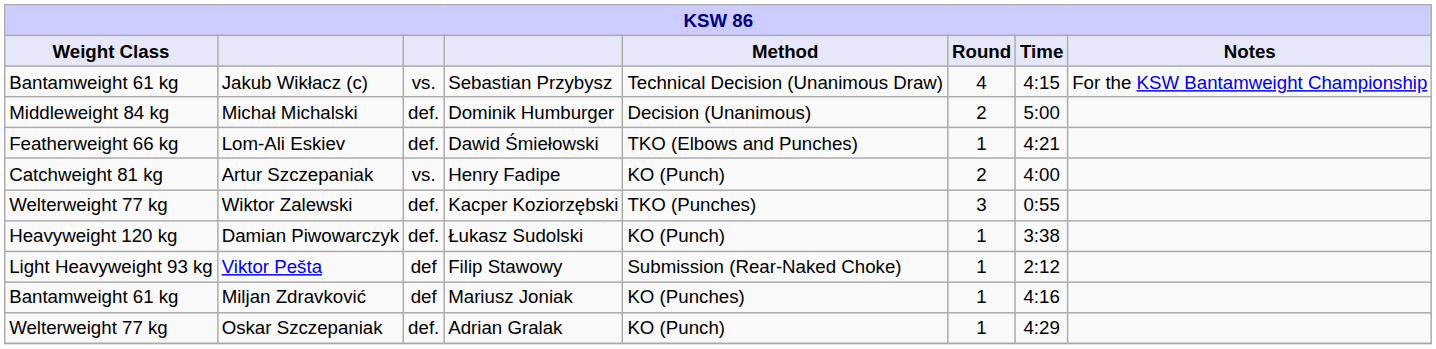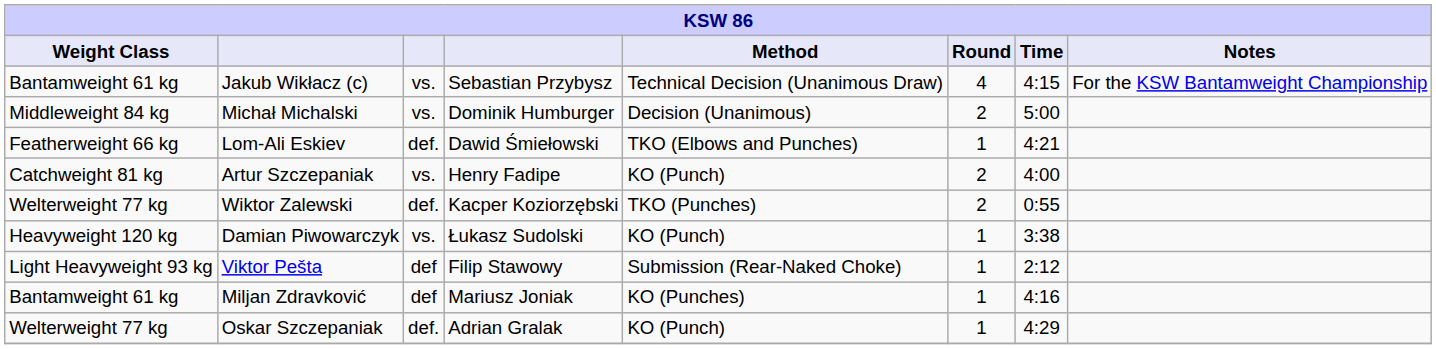(424, 112) def. -> (424, 112) vs.
(982, 205) 3 -> (982, 205) 2
(424, 236) def. -> (424, 236) vs.
